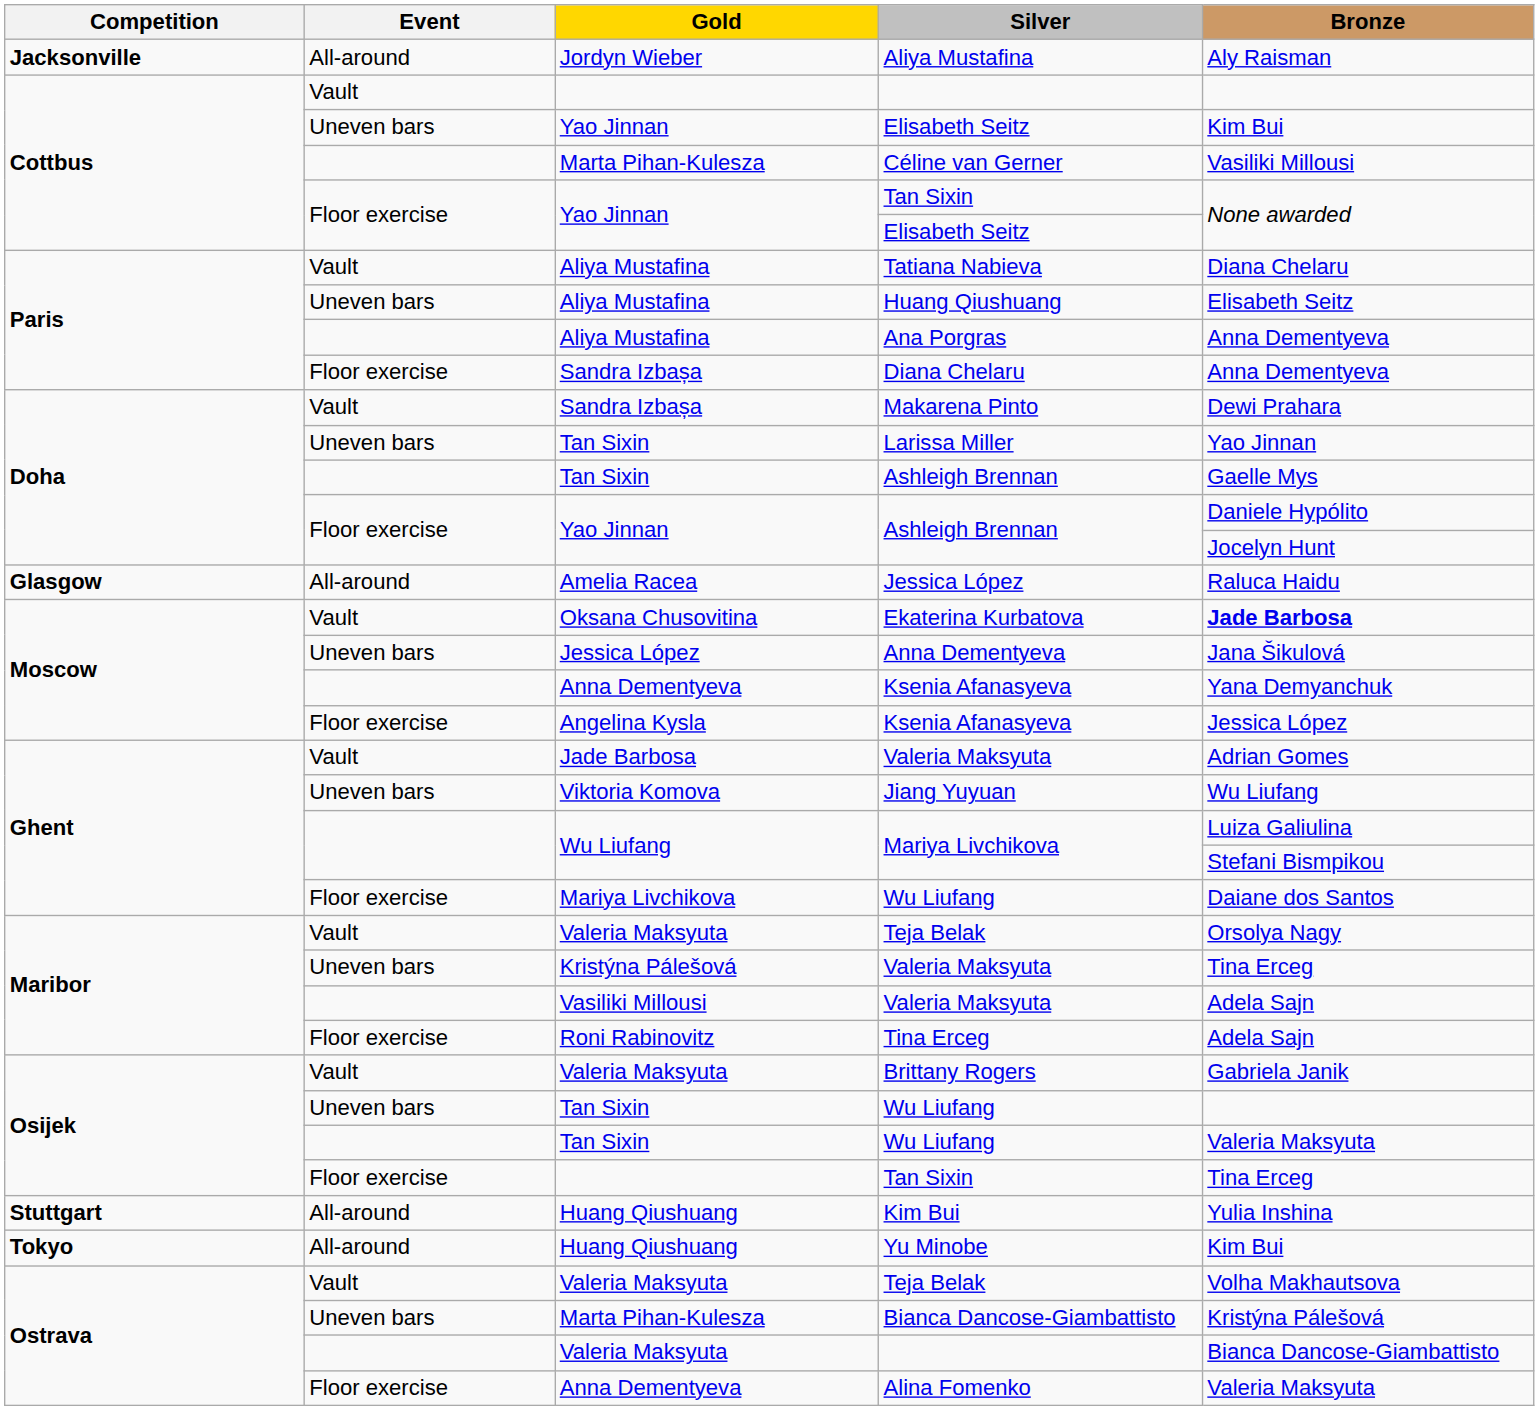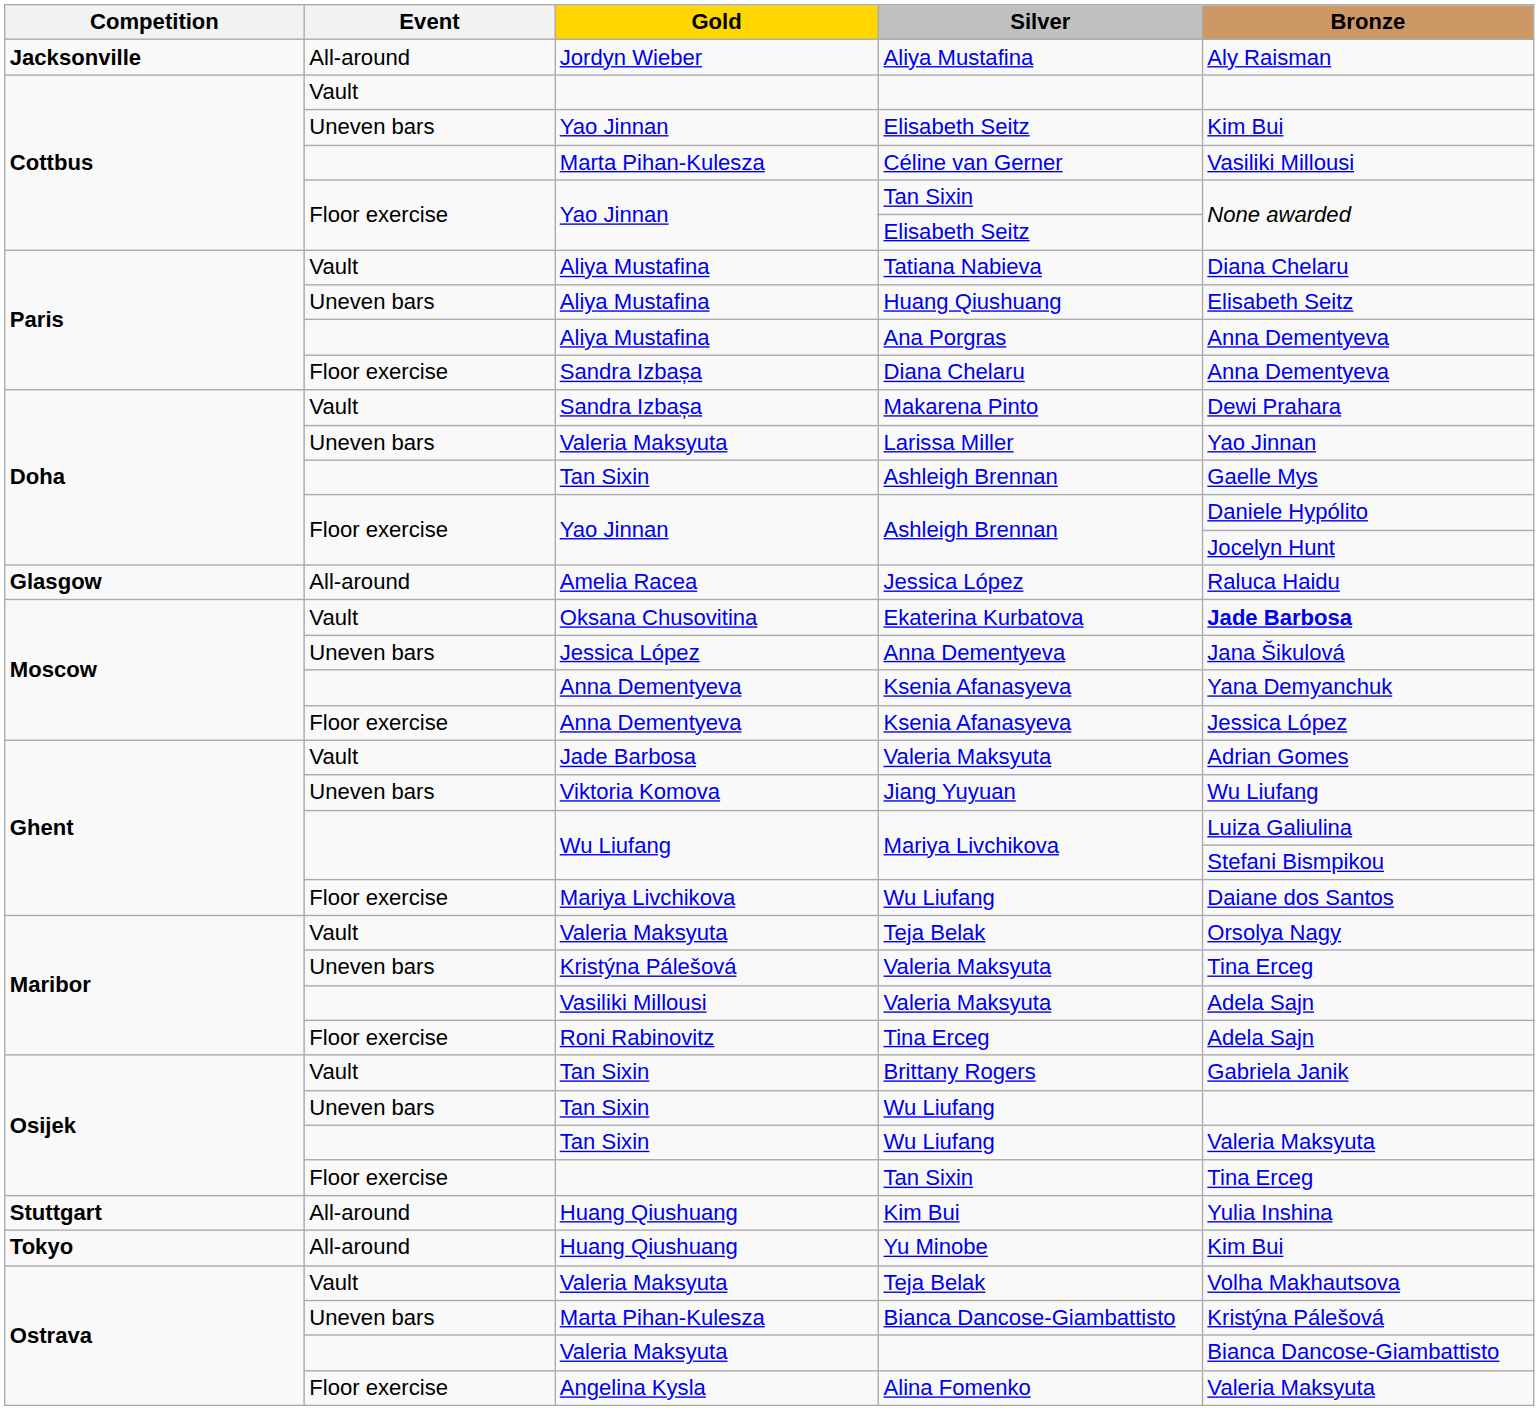(605, 442) Tan Sixin -> (644, 442) Valeria Maksyuta
(633, 722) Angelina Kysla -> (651, 722) Anna Dementyeva
(644, 1072) Valeria Maksyuta -> (605, 1072) Tan Sixin
(651, 1387) Anna Dementyeva -> (633, 1387) Angelina Kysla
